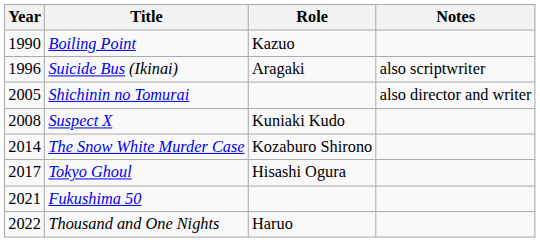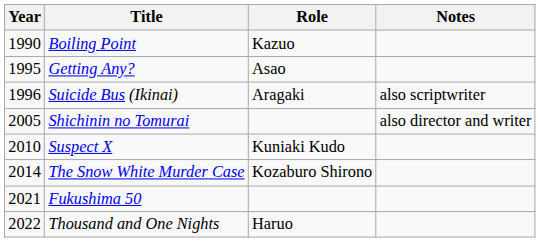+ row: (92, 69)
(25, 120) 2008 -> (25, 146) 2010
- row: (90, 172)
